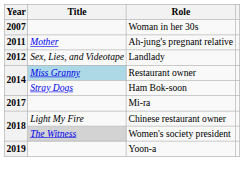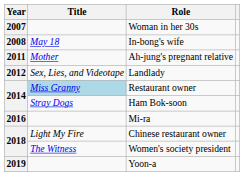+ row: (156, 42)
(16, 103) 2017 -> (16, 118) 2016
(53, 133) lightgrey background -> (53, 149) no background
